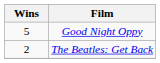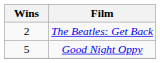rows swapped: (102, 31) <-> (102, 49)
